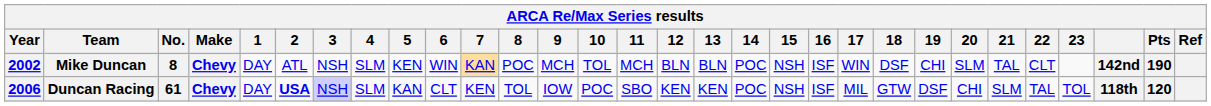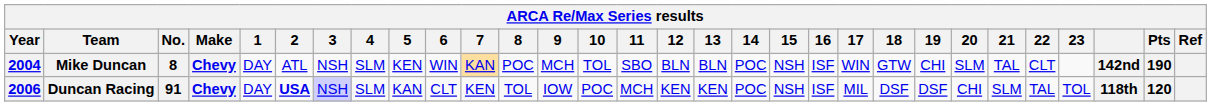(24, 65) 2002 -> (24, 65) 2004
(637, 65) MCH -> (637, 65) SBO
(894, 65) DSF -> (894, 65) GTW
(173, 89) 61 -> (173, 89) 91
(637, 89) SBO -> (637, 89) MCH
(894, 89) GTW -> (894, 89) DSF
